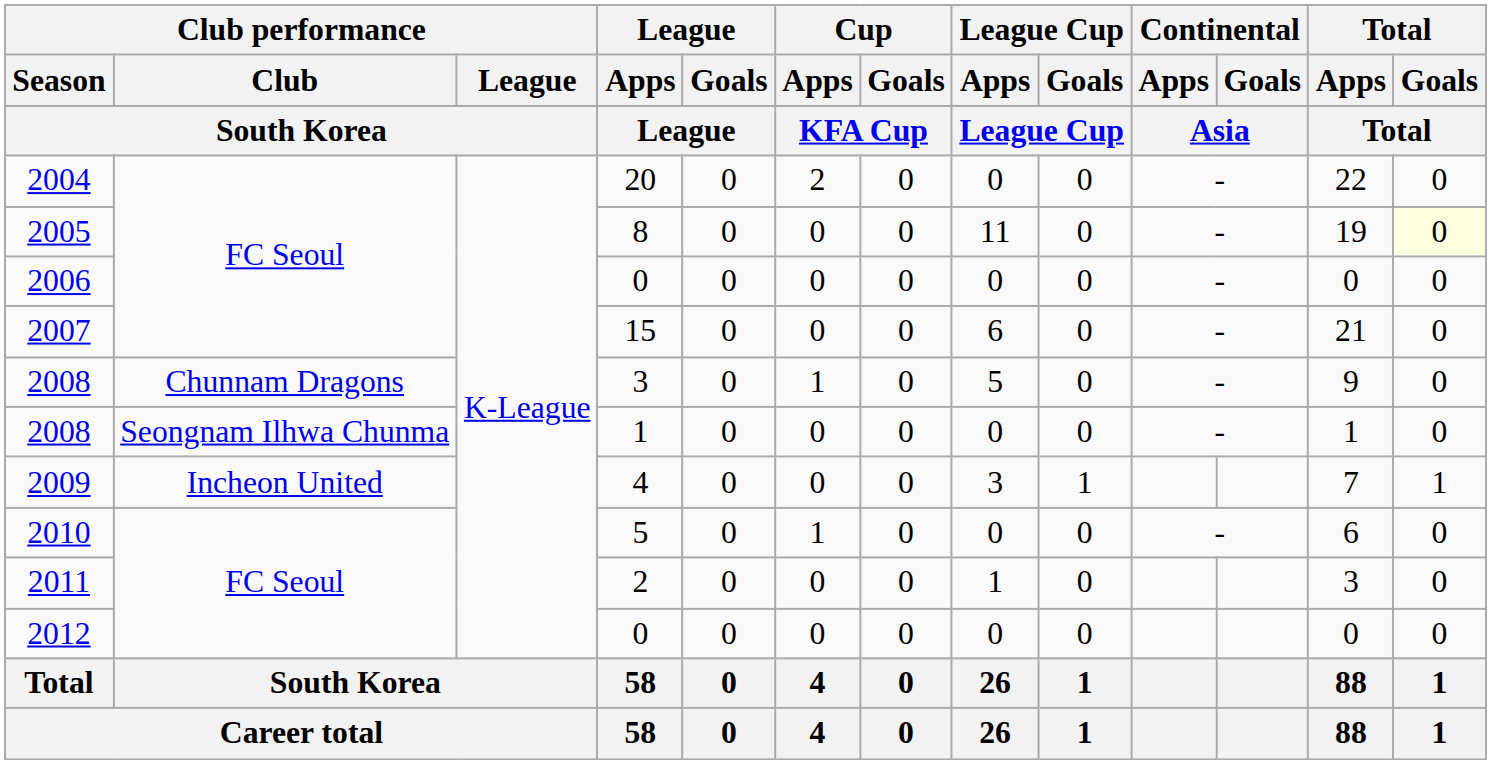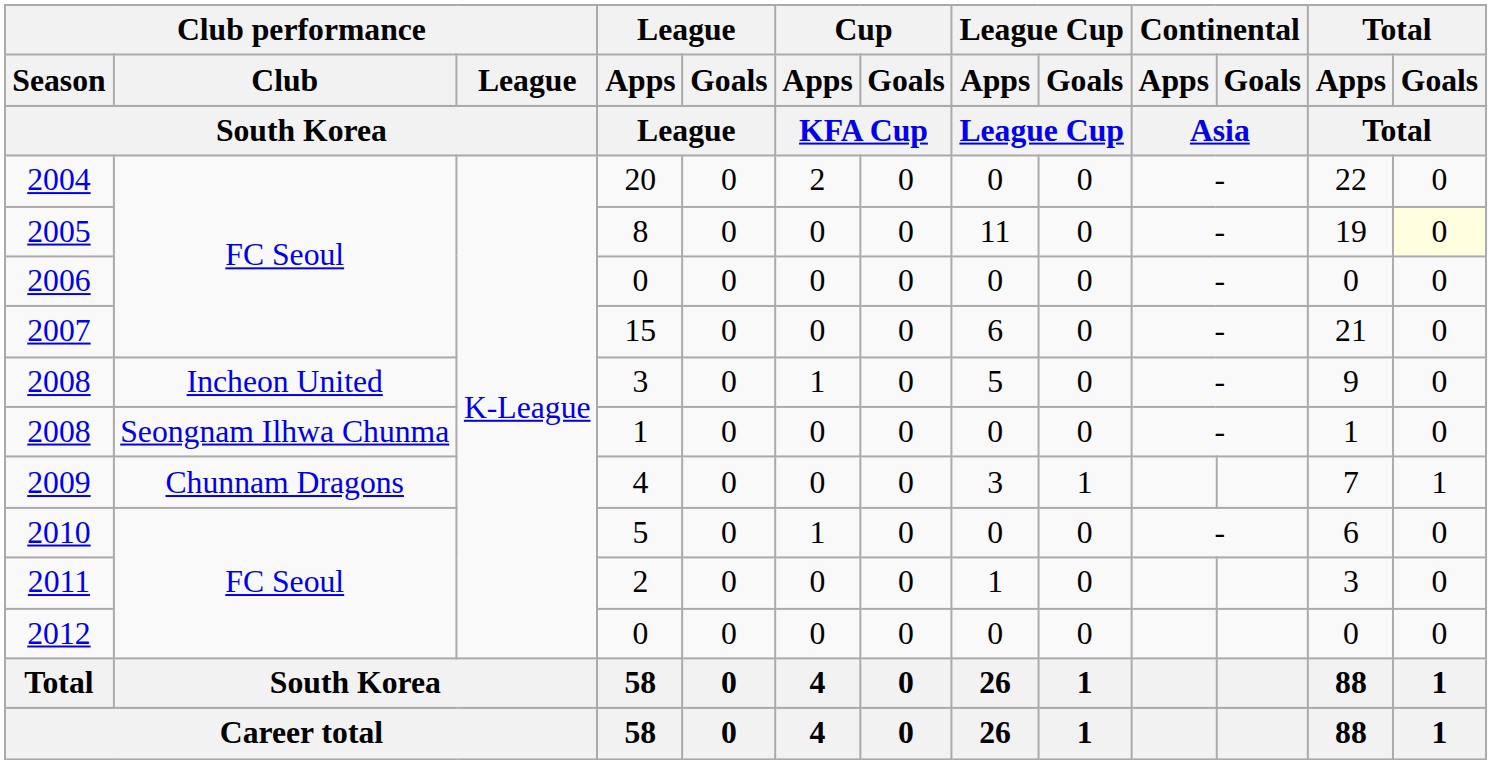(285, 381) Chunnam Dragons -> (285, 381) Incheon United
(285, 481) Incheon United -> (285, 481) Chunnam Dragons
